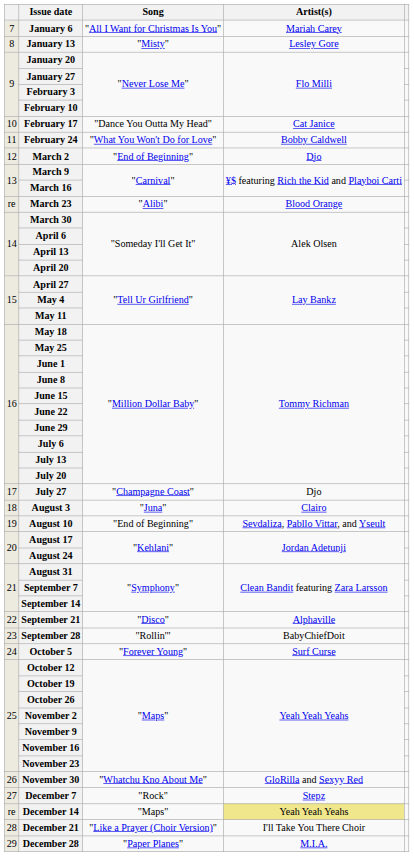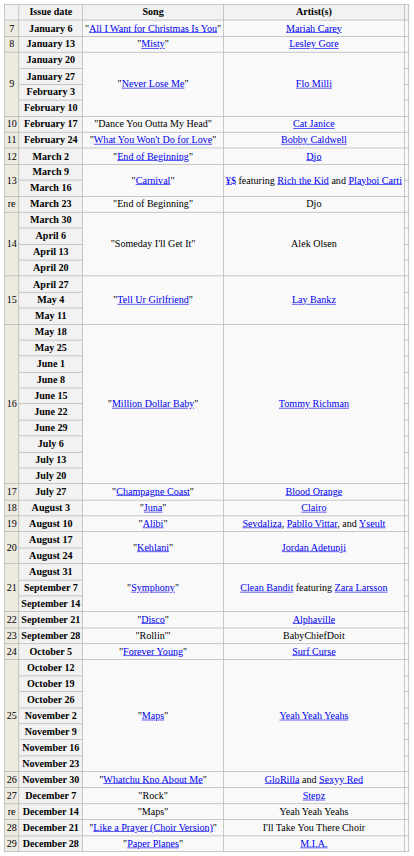(153, 204) "Alibi" -> (153, 204) "End of Beginning"
(314, 204) Blood Orange -> (314, 204) Djo
(314, 492) Djo -> (314, 492) Blood Orange
(153, 524) "End of Beginning" -> (153, 524) "Alibi"
(314, 811) khaki background -> (314, 811) no background
